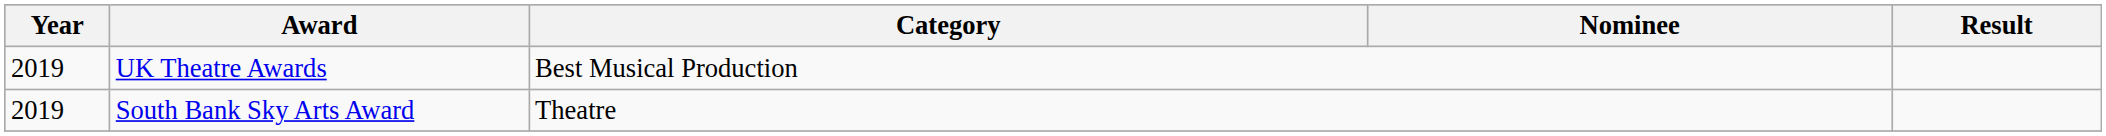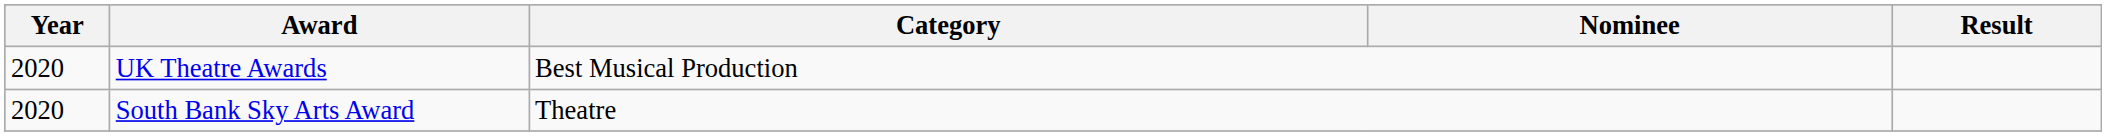(38, 67) 2019 -> (38, 67) 2020
(38, 109) 2019 -> (38, 109) 2020
